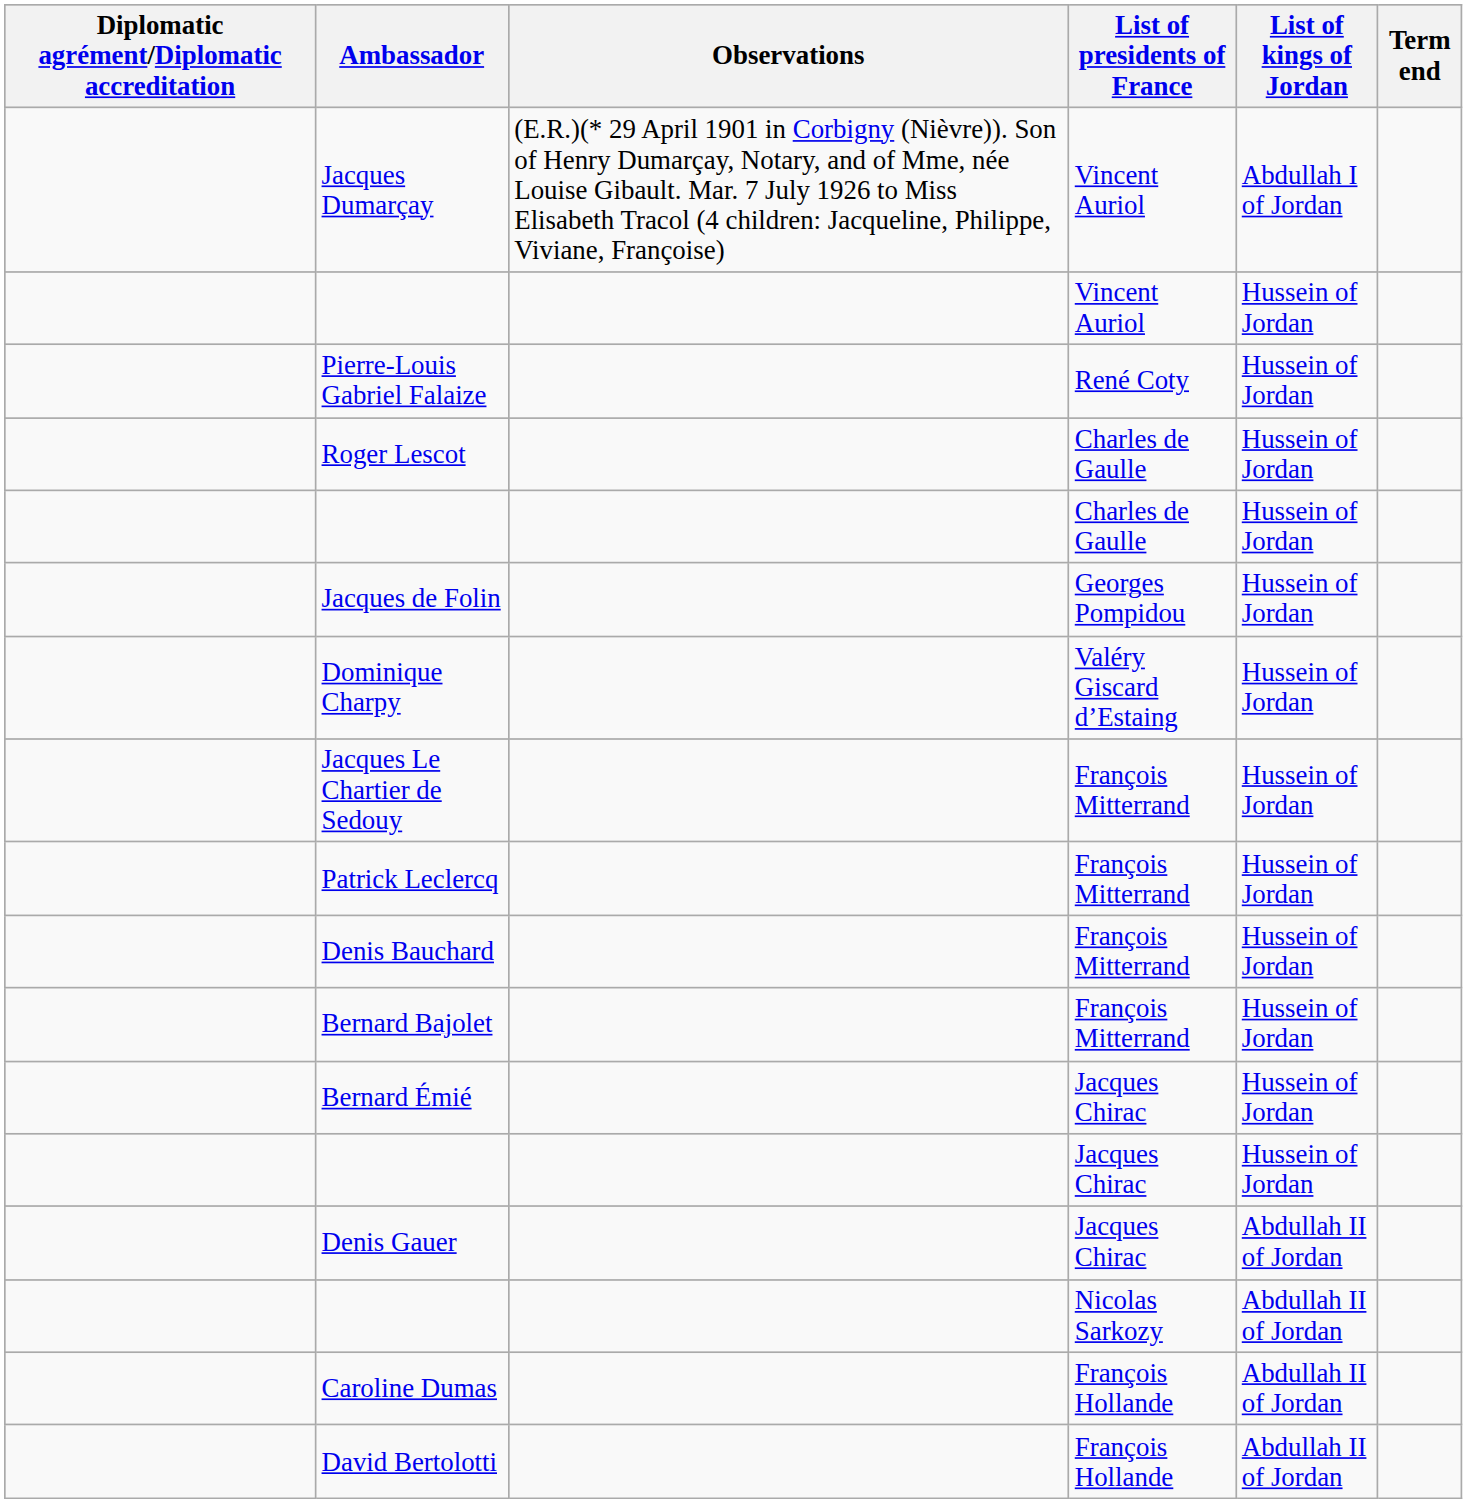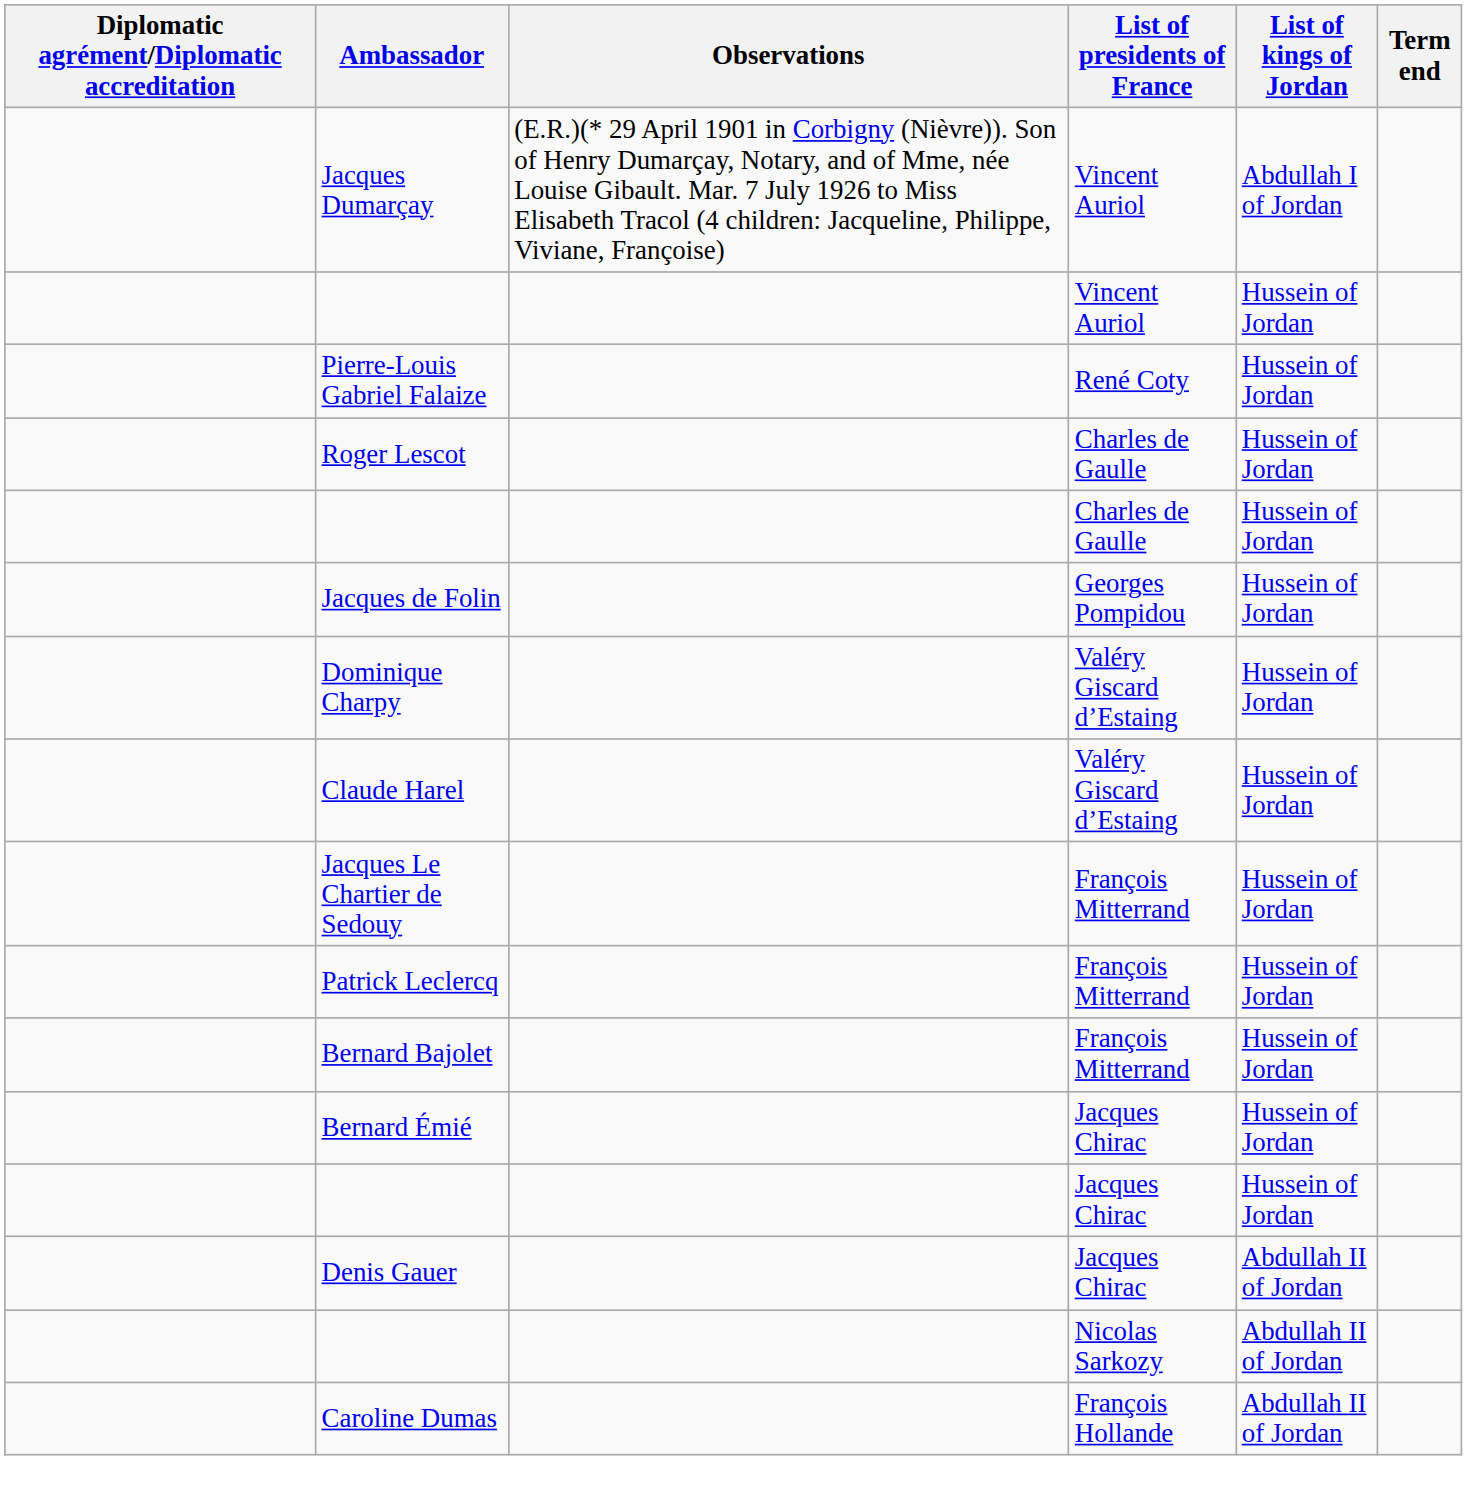+ row: (393, 790)
- row: (408, 951)
- row: (409, 1461)
